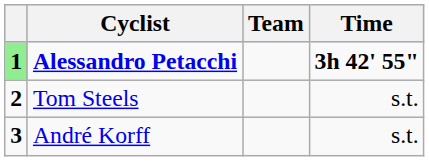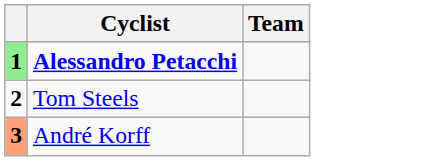- column: (367, 23)
(16, 135) no background -> (16, 135) lightsalmon background
